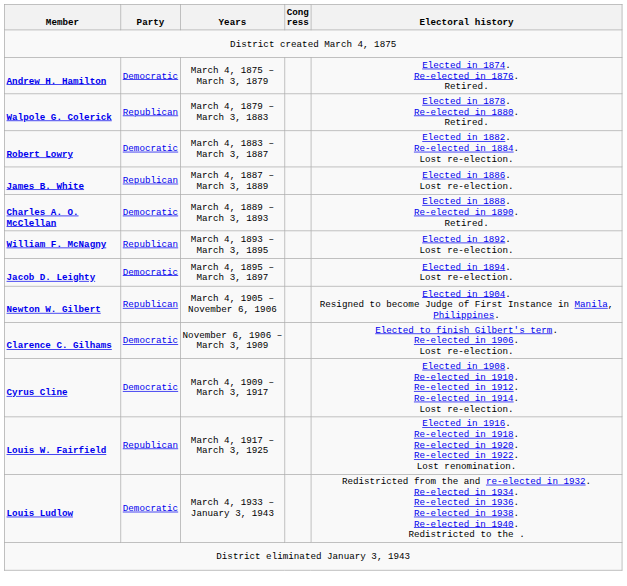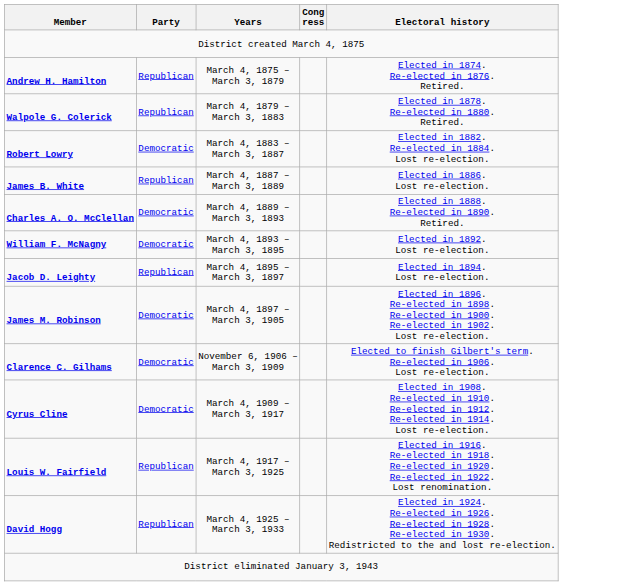(150, 76) Democratic -> (166, 76) Republican
(150, 245) Republican -> (166, 245) Democratic
(150, 272) Democratic -> (166, 272) Republican
+ row: (54, 320)
- row: (54, 310)
+ row: (34, 530)
- row: (40, 514)
